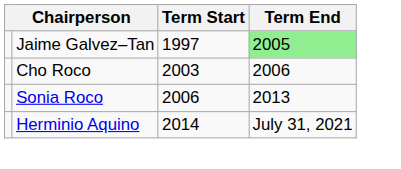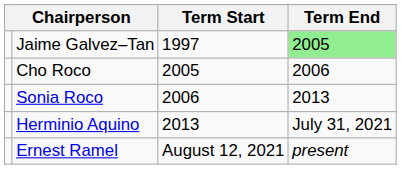(181, 71) 2003 -> (181, 71) 2005
(181, 124) 2014 -> (181, 124) 2013
+ row: (67, 151)
